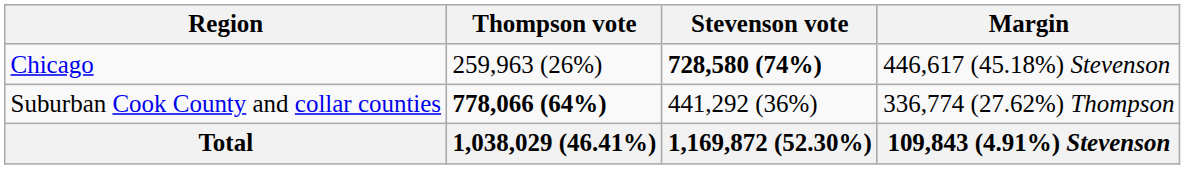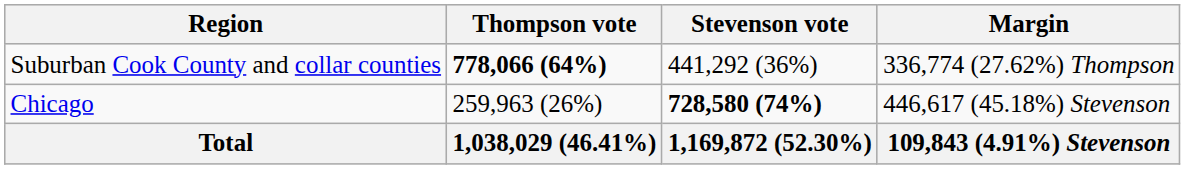rows swapped: (52, 63) <-> (226, 103)
